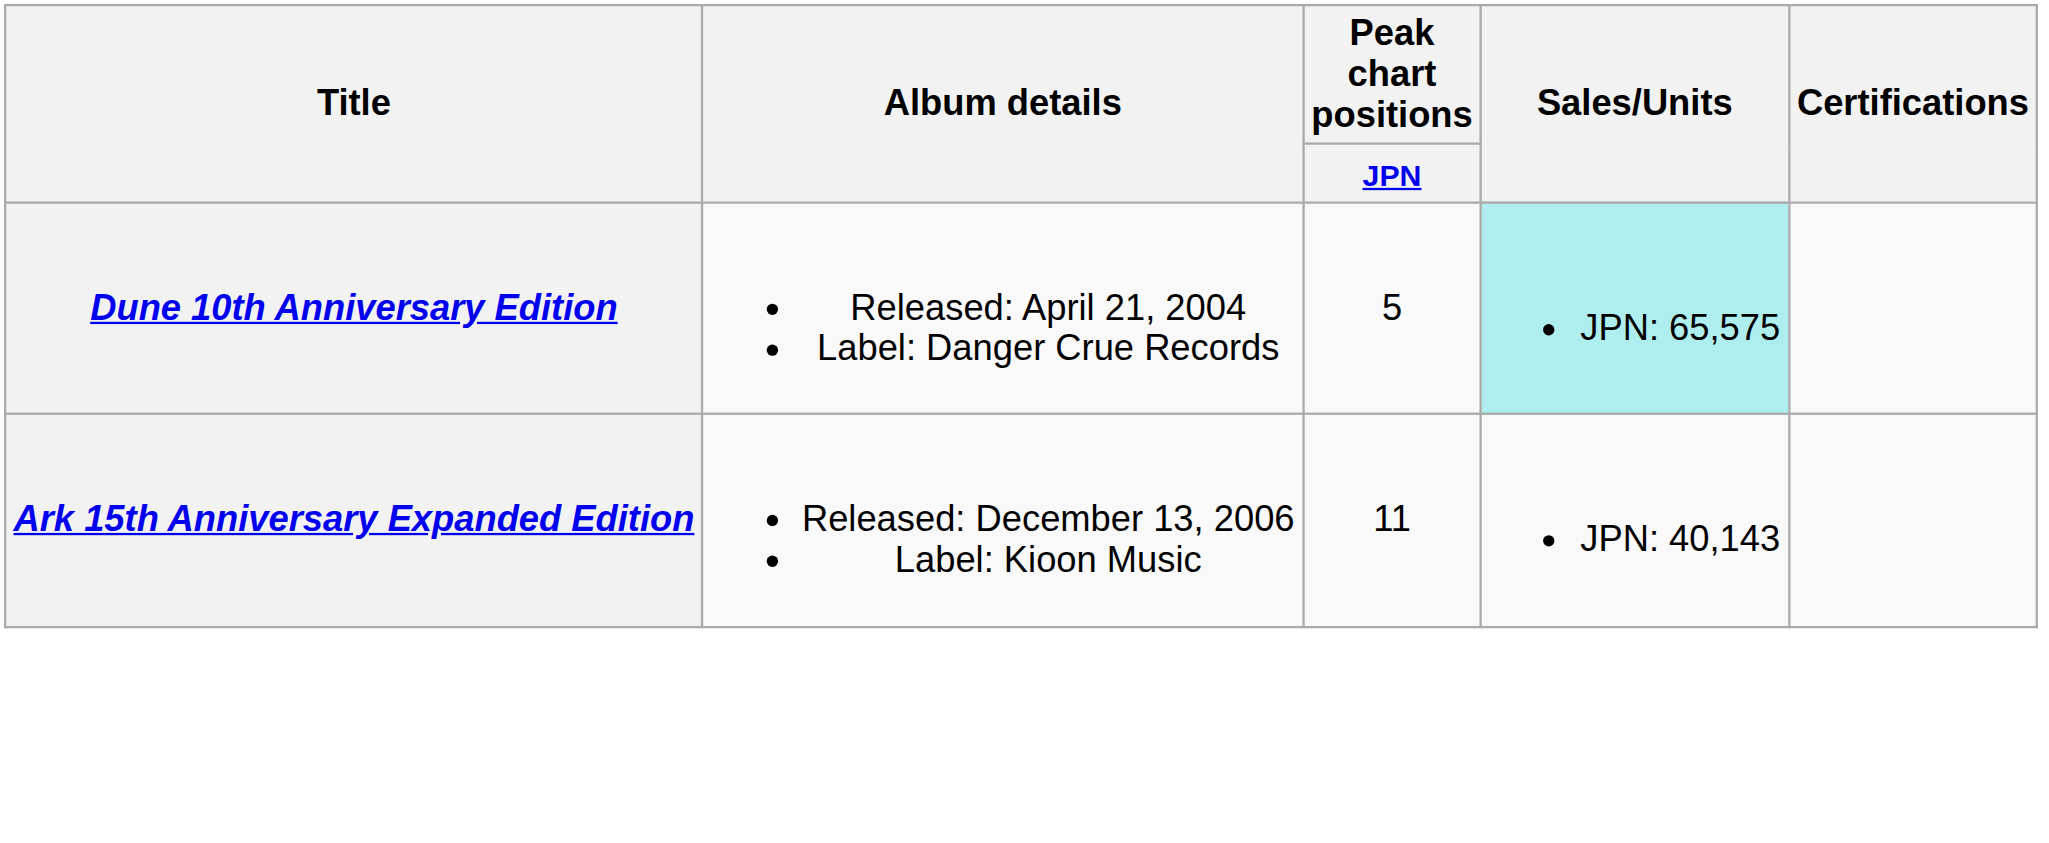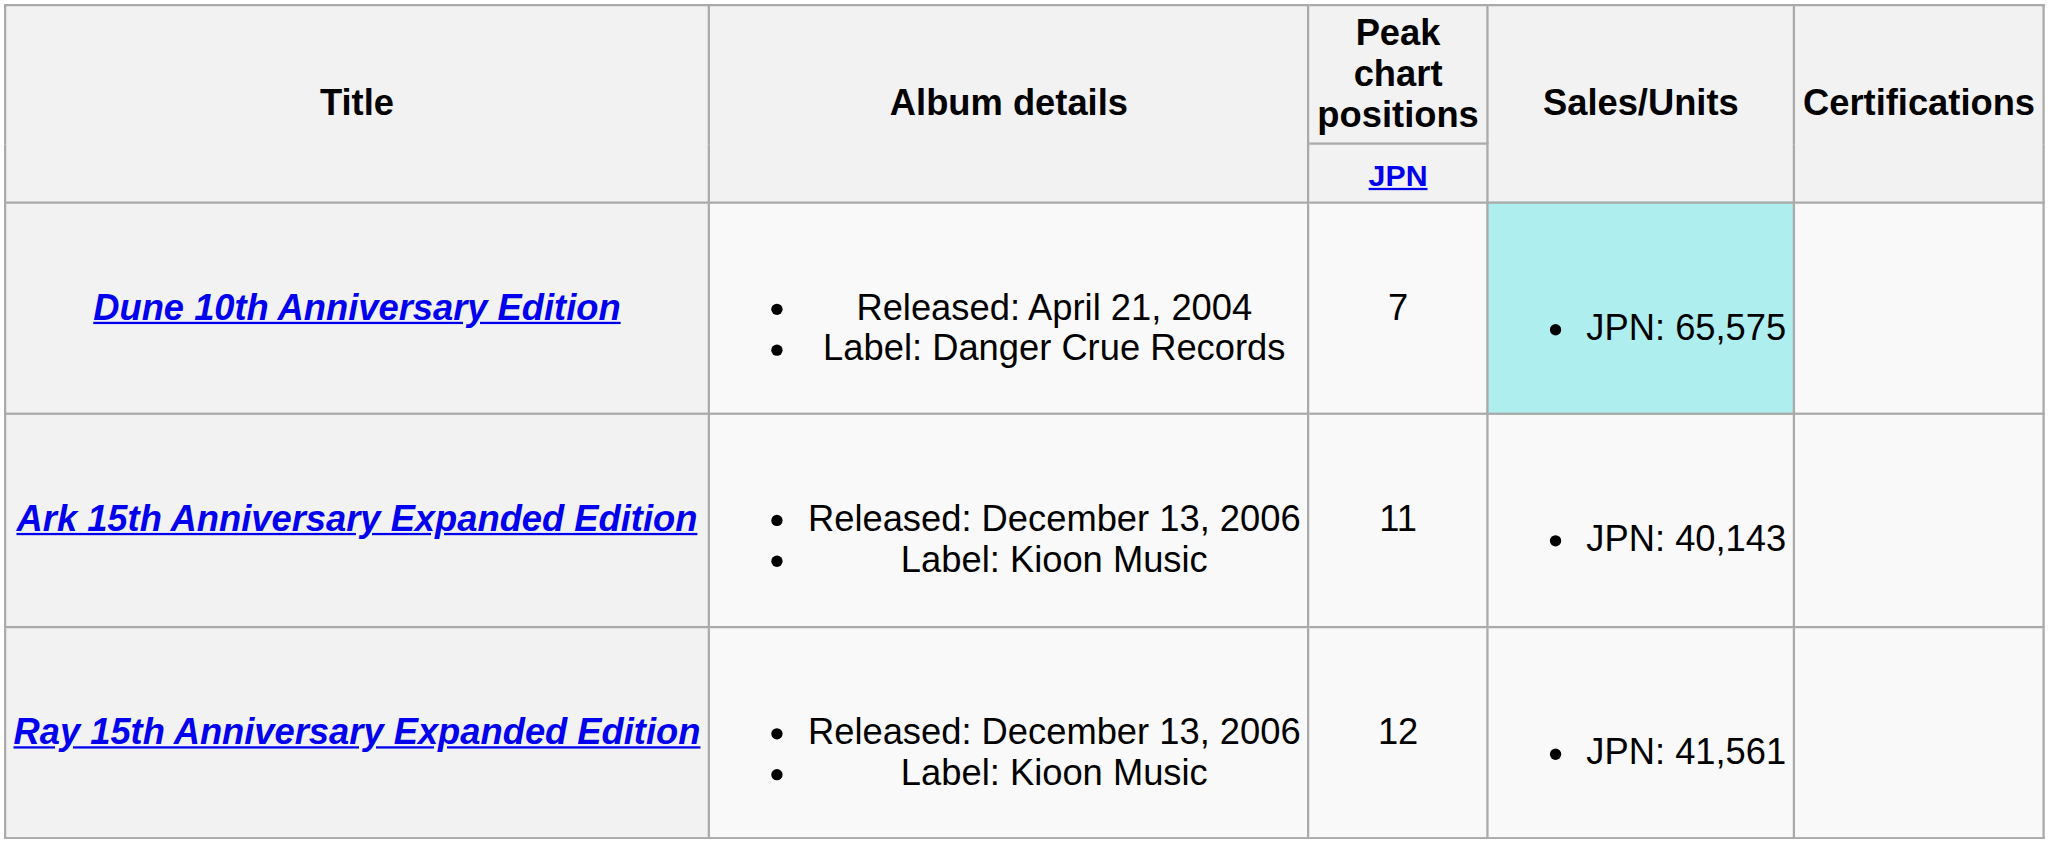(1392, 307) 5 -> (1398, 307) 7
+ row: (357, 731)
